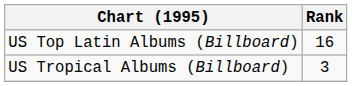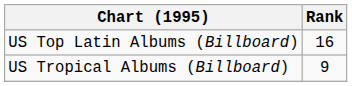(325, 68) 3 -> (325, 68) 9
